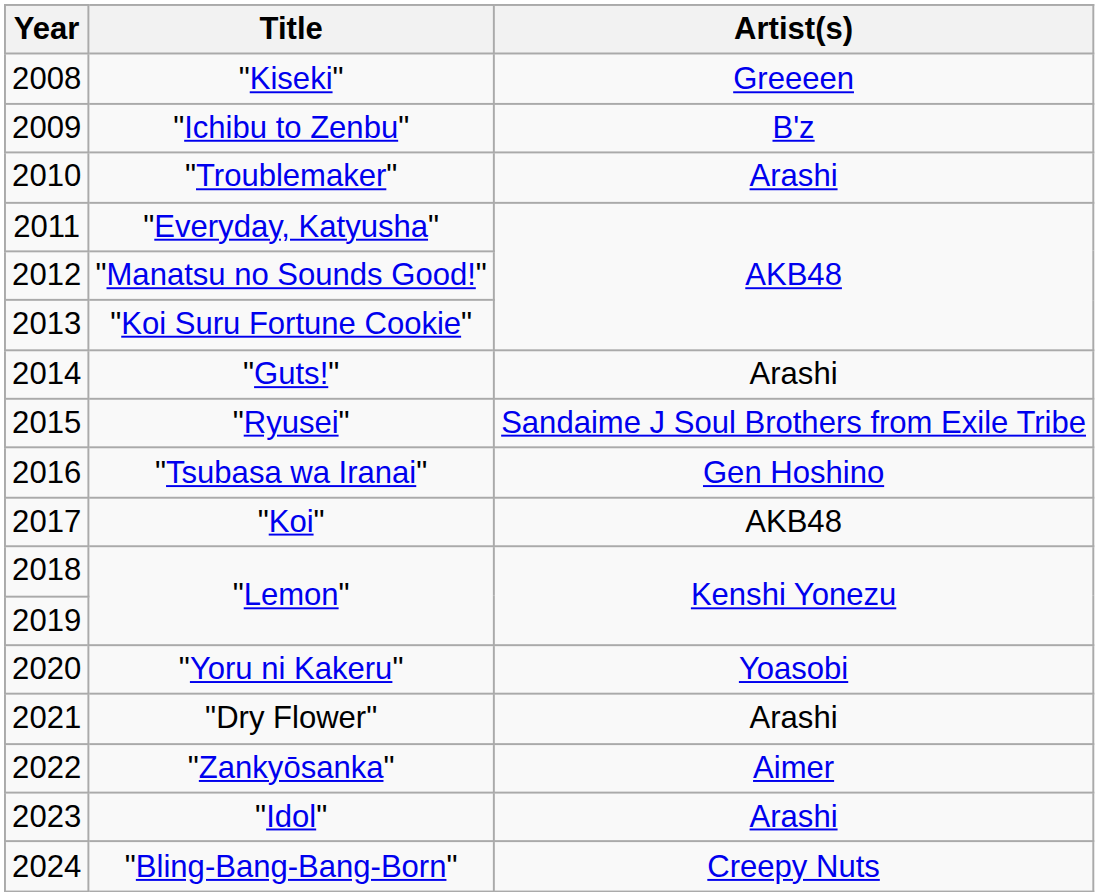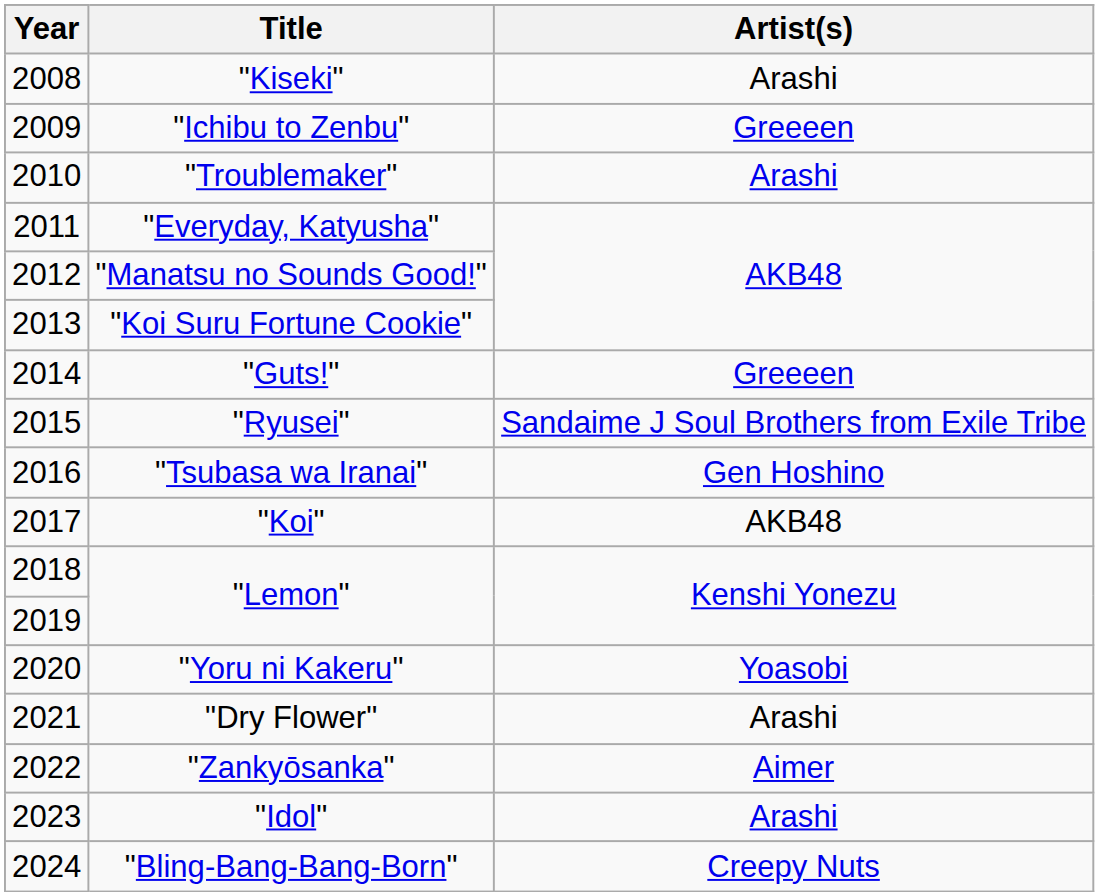(794, 78) Greeeen -> (794, 78) Arashi
(794, 127) B'z -> (794, 127) Greeeen
(794, 373) Arashi -> (794, 373) Greeeen
